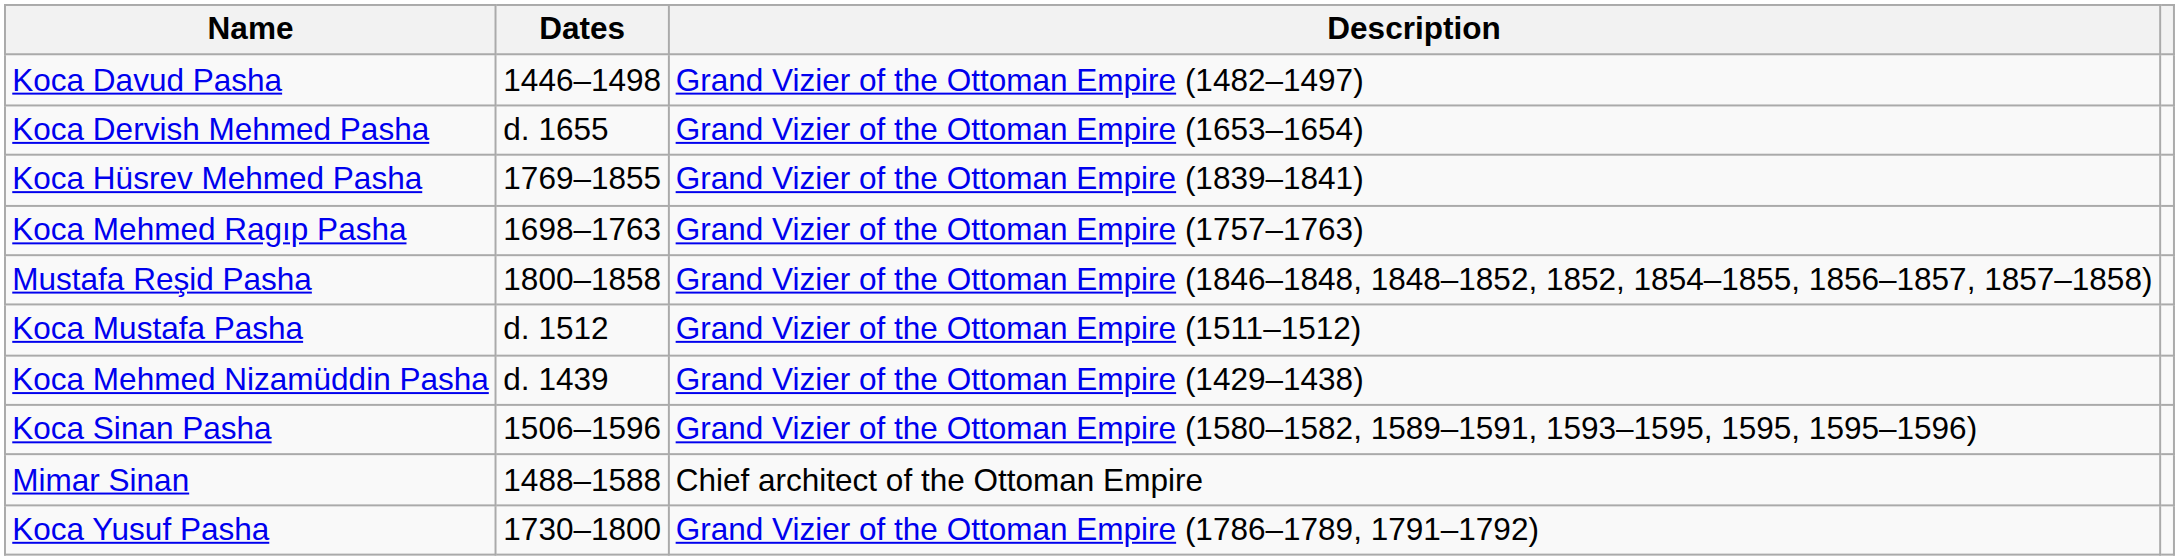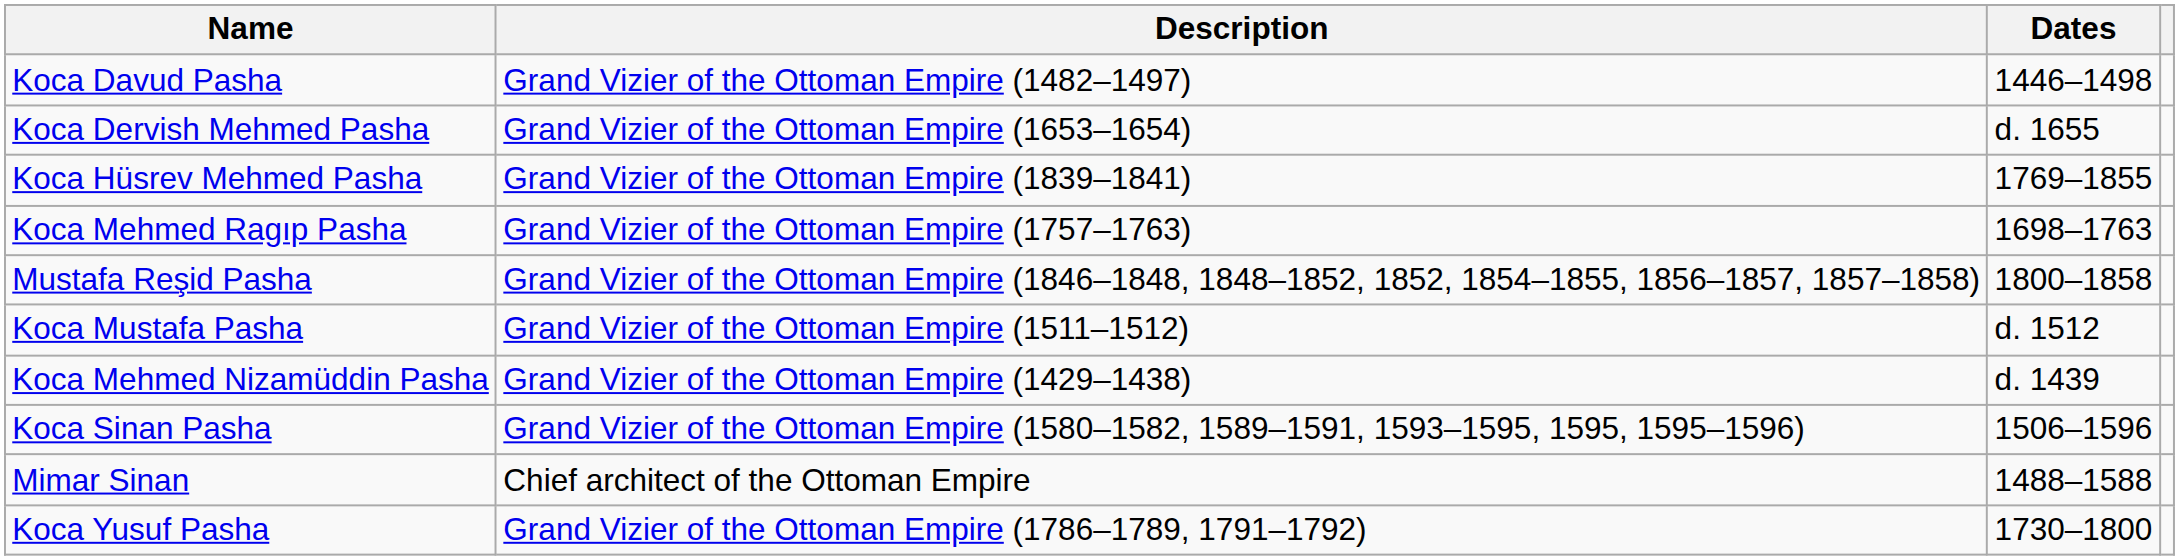columns swapped: (1414, 29) <-> (582, 29)
